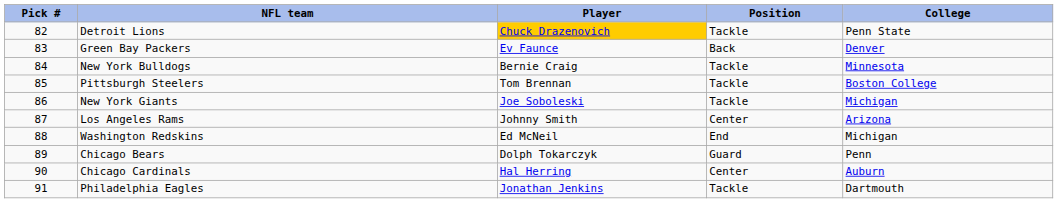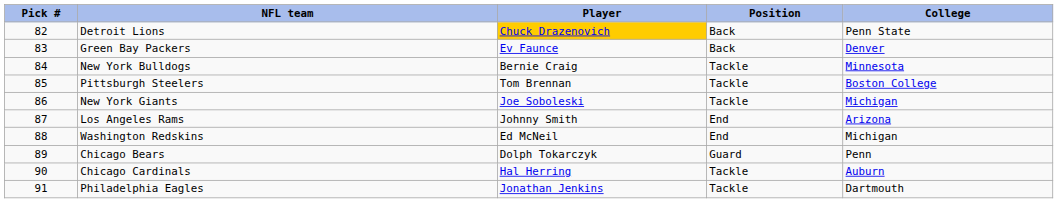(729, 31) Tackle -> (722, 31) Back
(729, 119) Center -> (719, 119) End
(729, 171) Center -> (729, 171) Tackle
